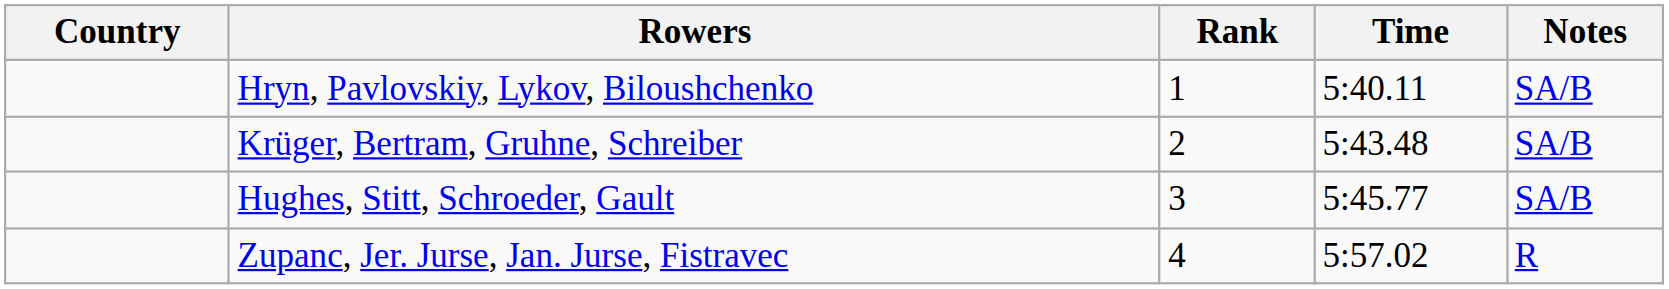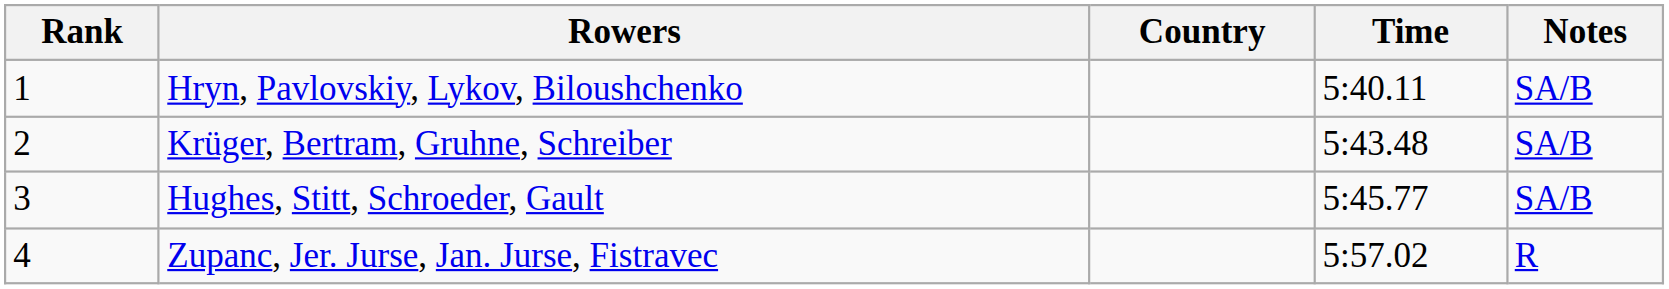columns swapped: (1237, 32) <-> (117, 32)
